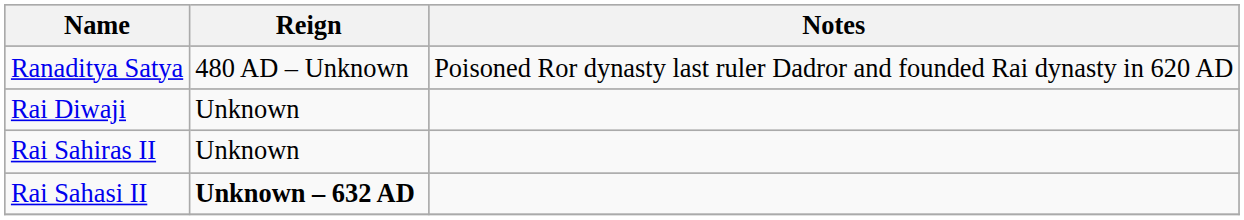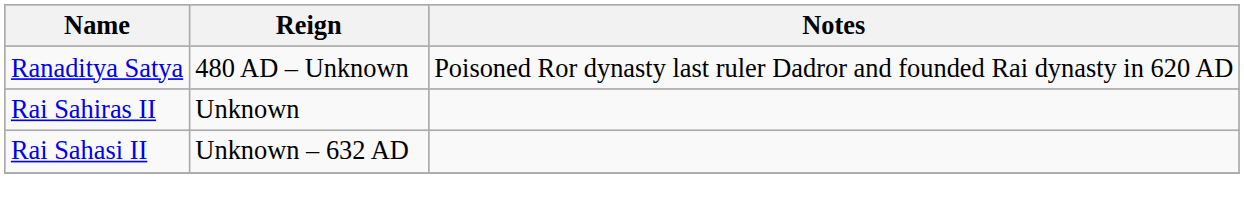- row: (68, 109)
(305, 192) bold -> (302, 151) normal
